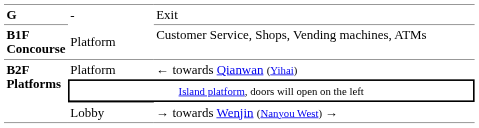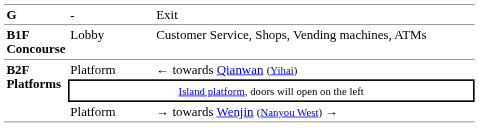(93, 41) Platform -> (87, 34) Lobby
(87, 112) Lobby -> (93, 111) Platform
